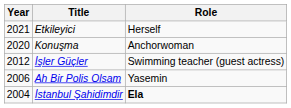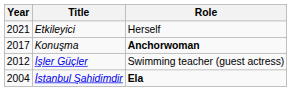(18, 46) 2020 -> (18, 46) 2017
(161, 46) normal -> (164, 46) bold
- row: (78, 78)
